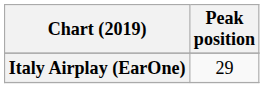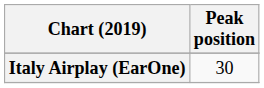(224, 67) 29 -> (224, 67) 30
